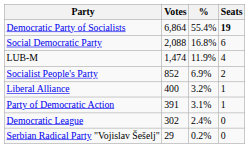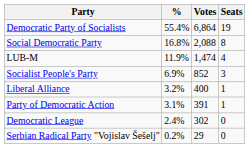columns swapped: (175, 12) <-> (204, 12)
(226, 27) bold -> (226, 27) normal
(223, 43) 6 -> (223, 43) 8
(223, 74) 2 -> (223, 74) 3
